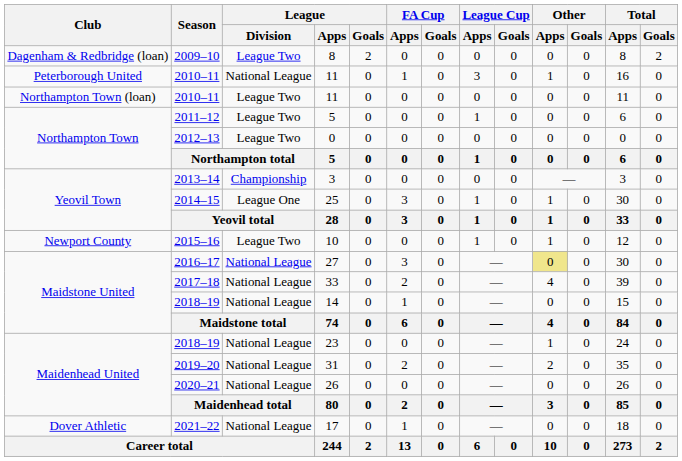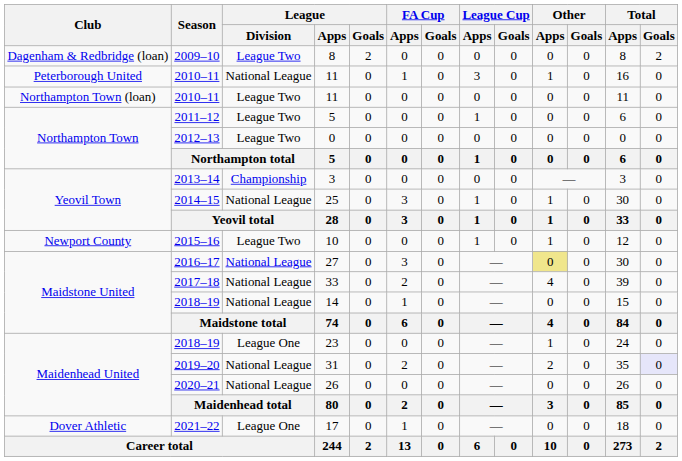(269, 199) League One -> (269, 199) National League
(269, 343) National League -> (269, 343) League One
(659, 364) no background -> (659, 364) lavender background
(269, 425) National League -> (269, 425) League One
